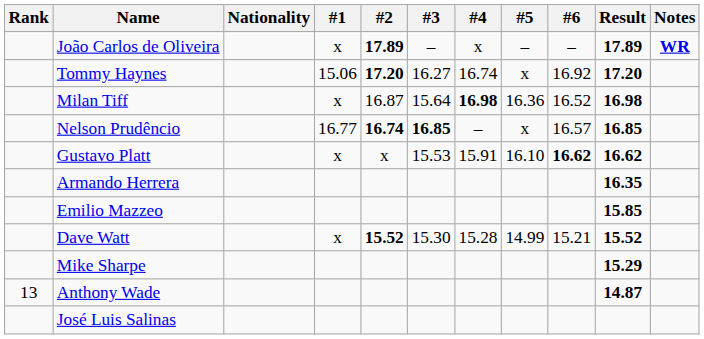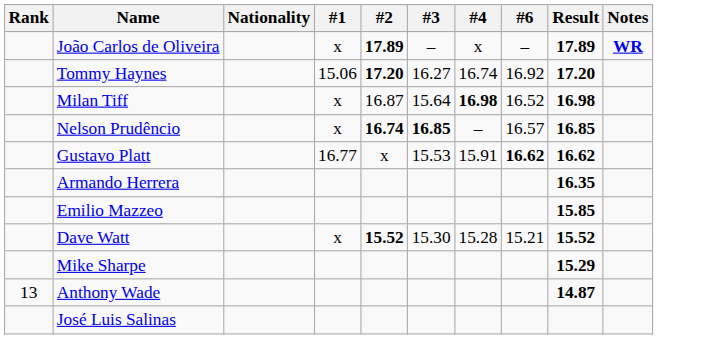- column: (525, 18)
(337, 127) 16.77 -> (337, 127) x
(337, 155) x -> (337, 155) 16.77
